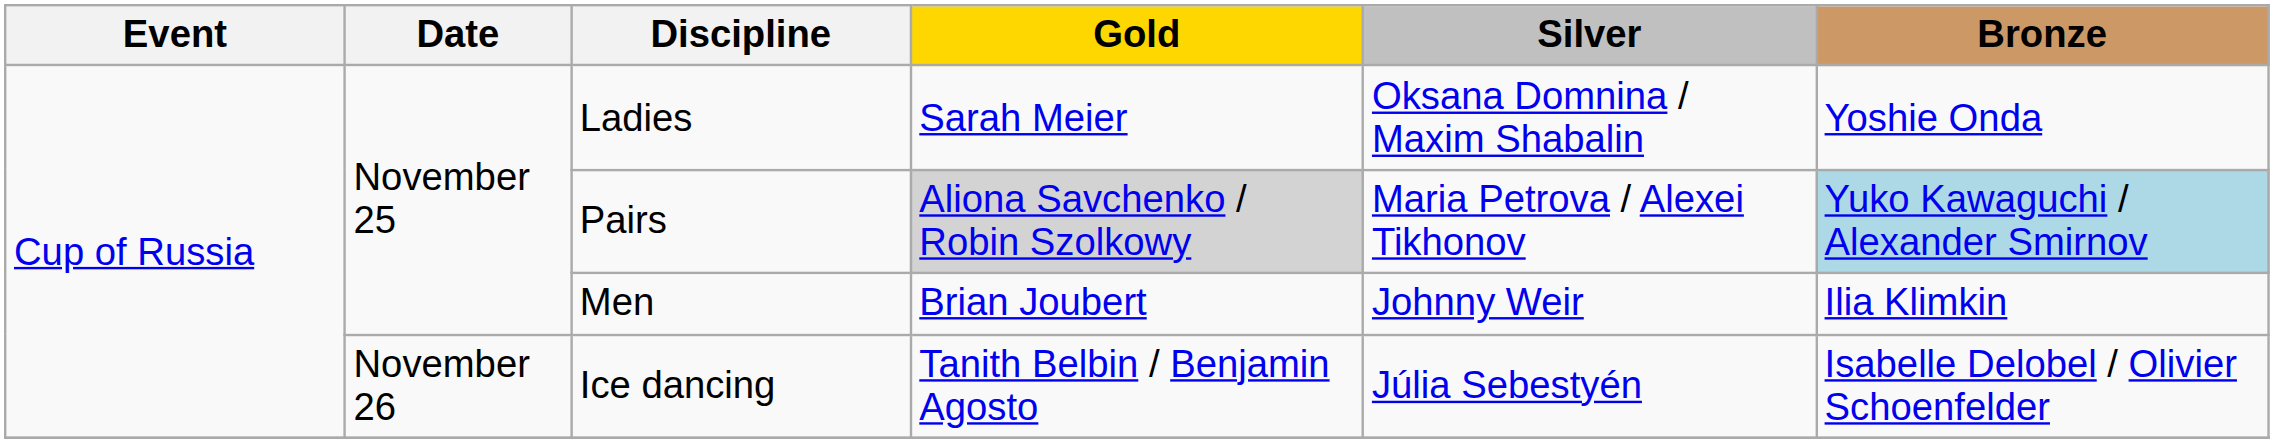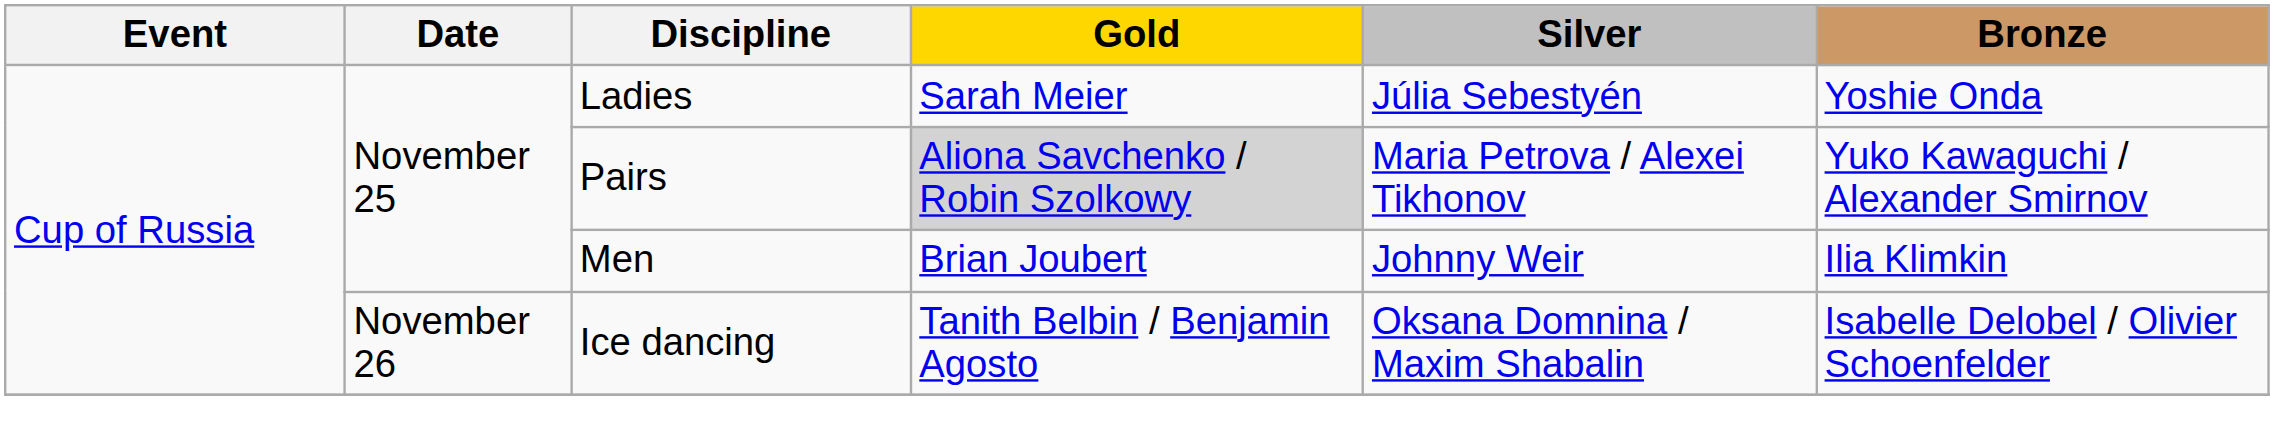(1530, 116) Oksana Domnina / Maxim Shabalin -> (1507, 95) Júlia Sebestyén
(1986, 220) lightblue background -> (1986, 177) no background
(1507, 384) Júlia Sebestyén -> (1530, 341) Oksana Domnina / Maxim Shabalin
